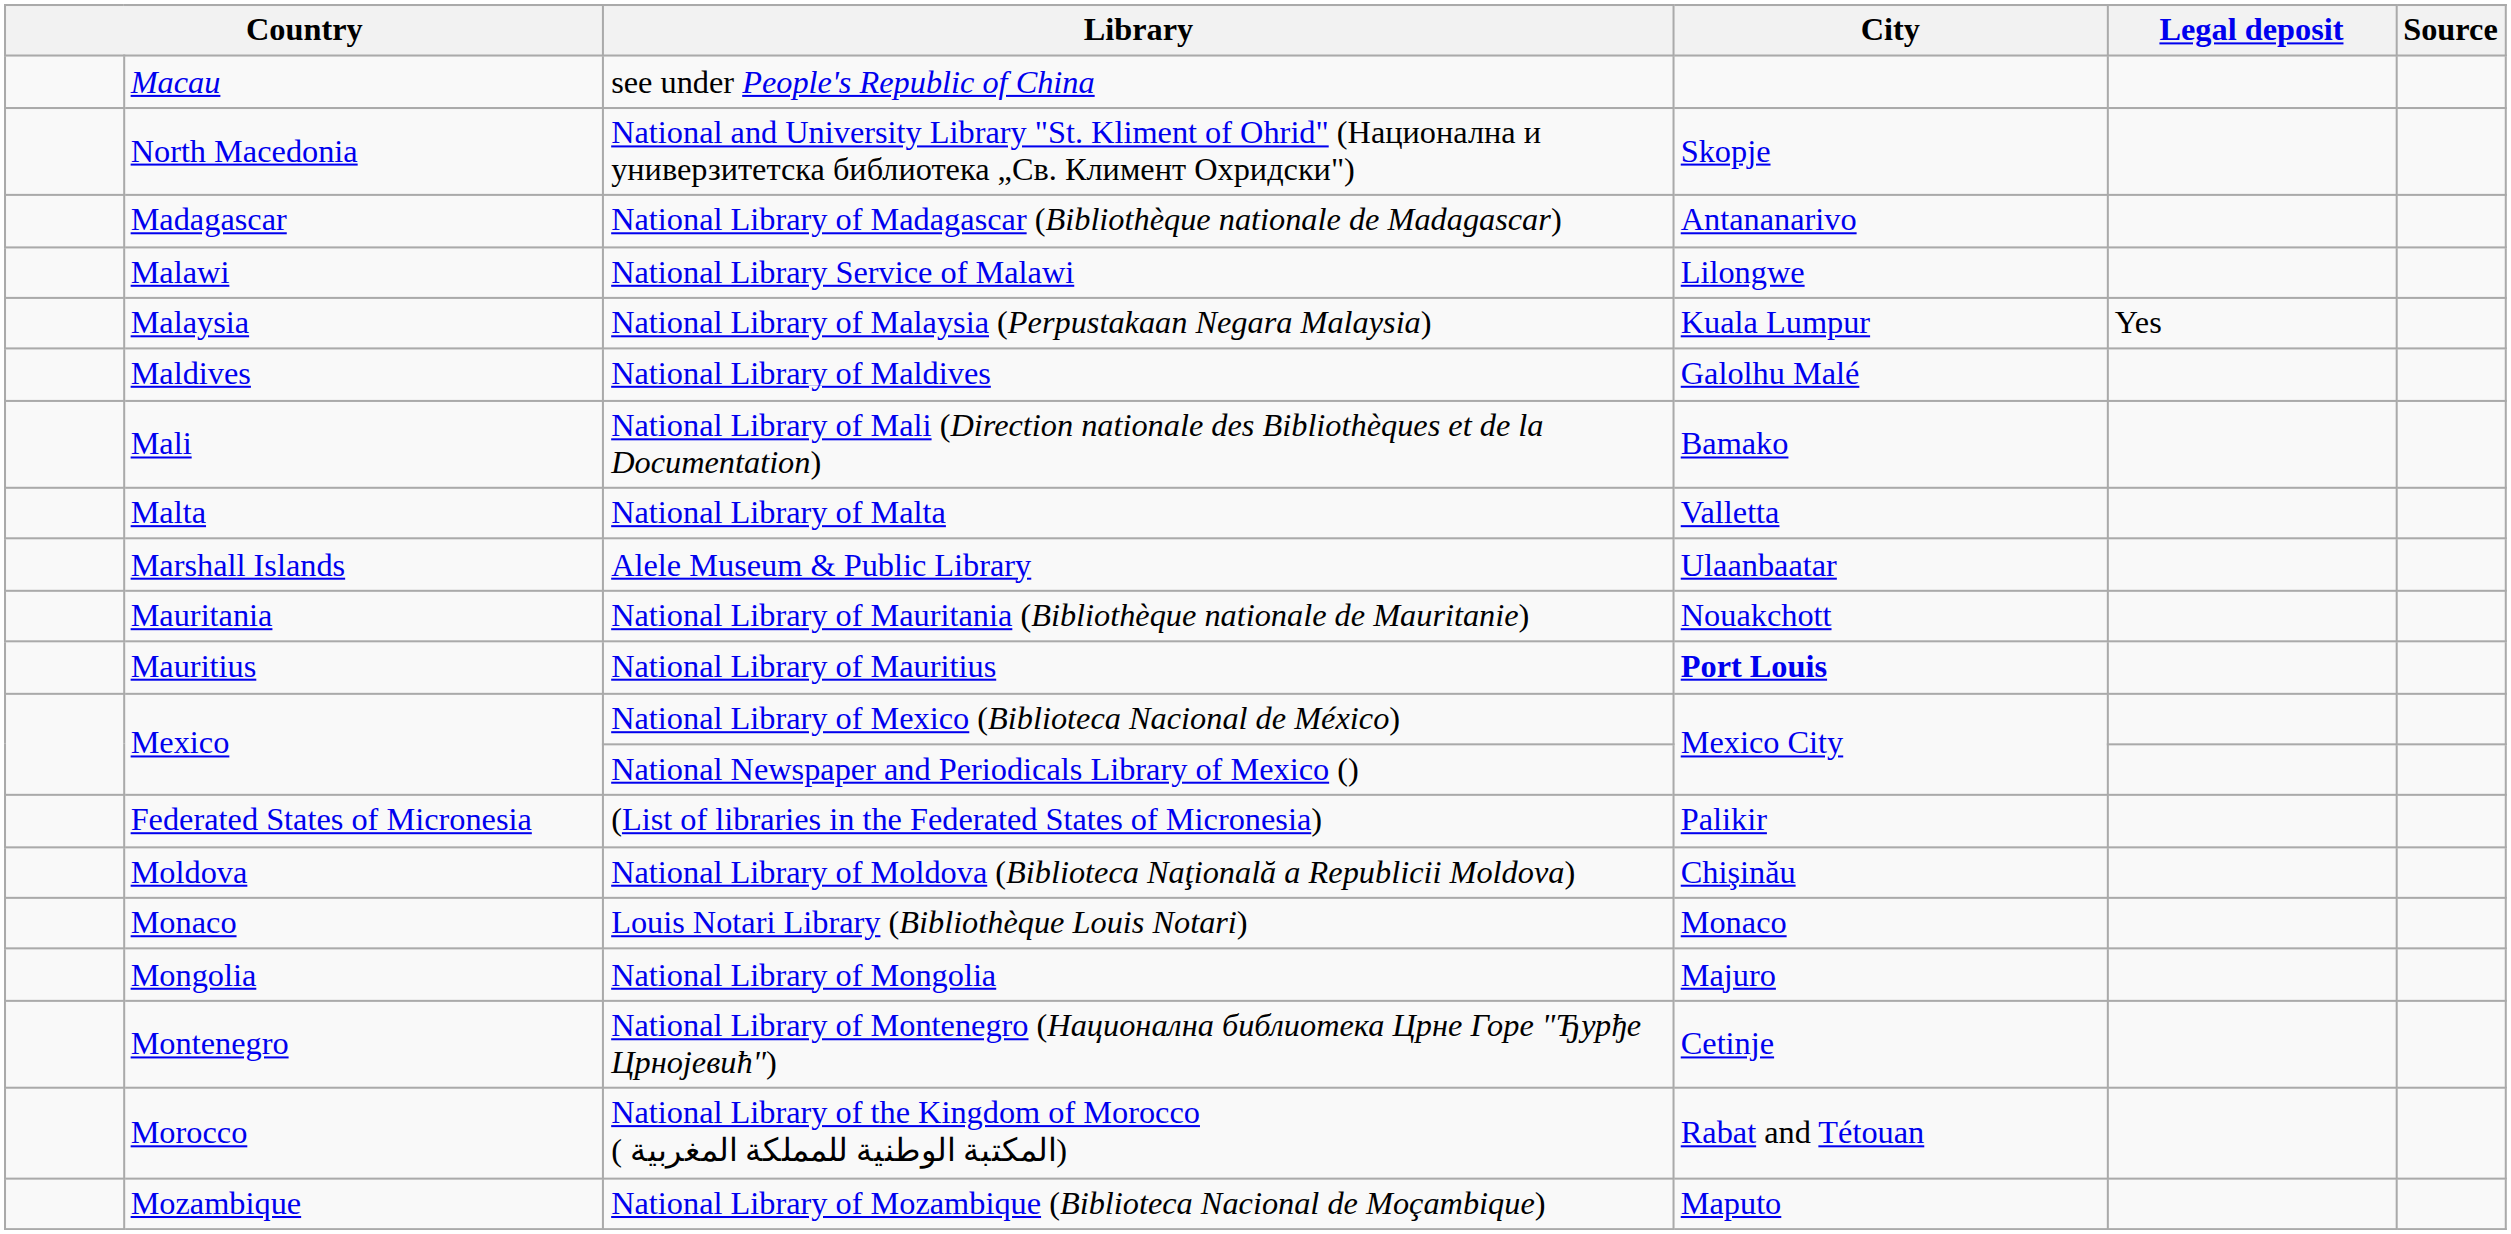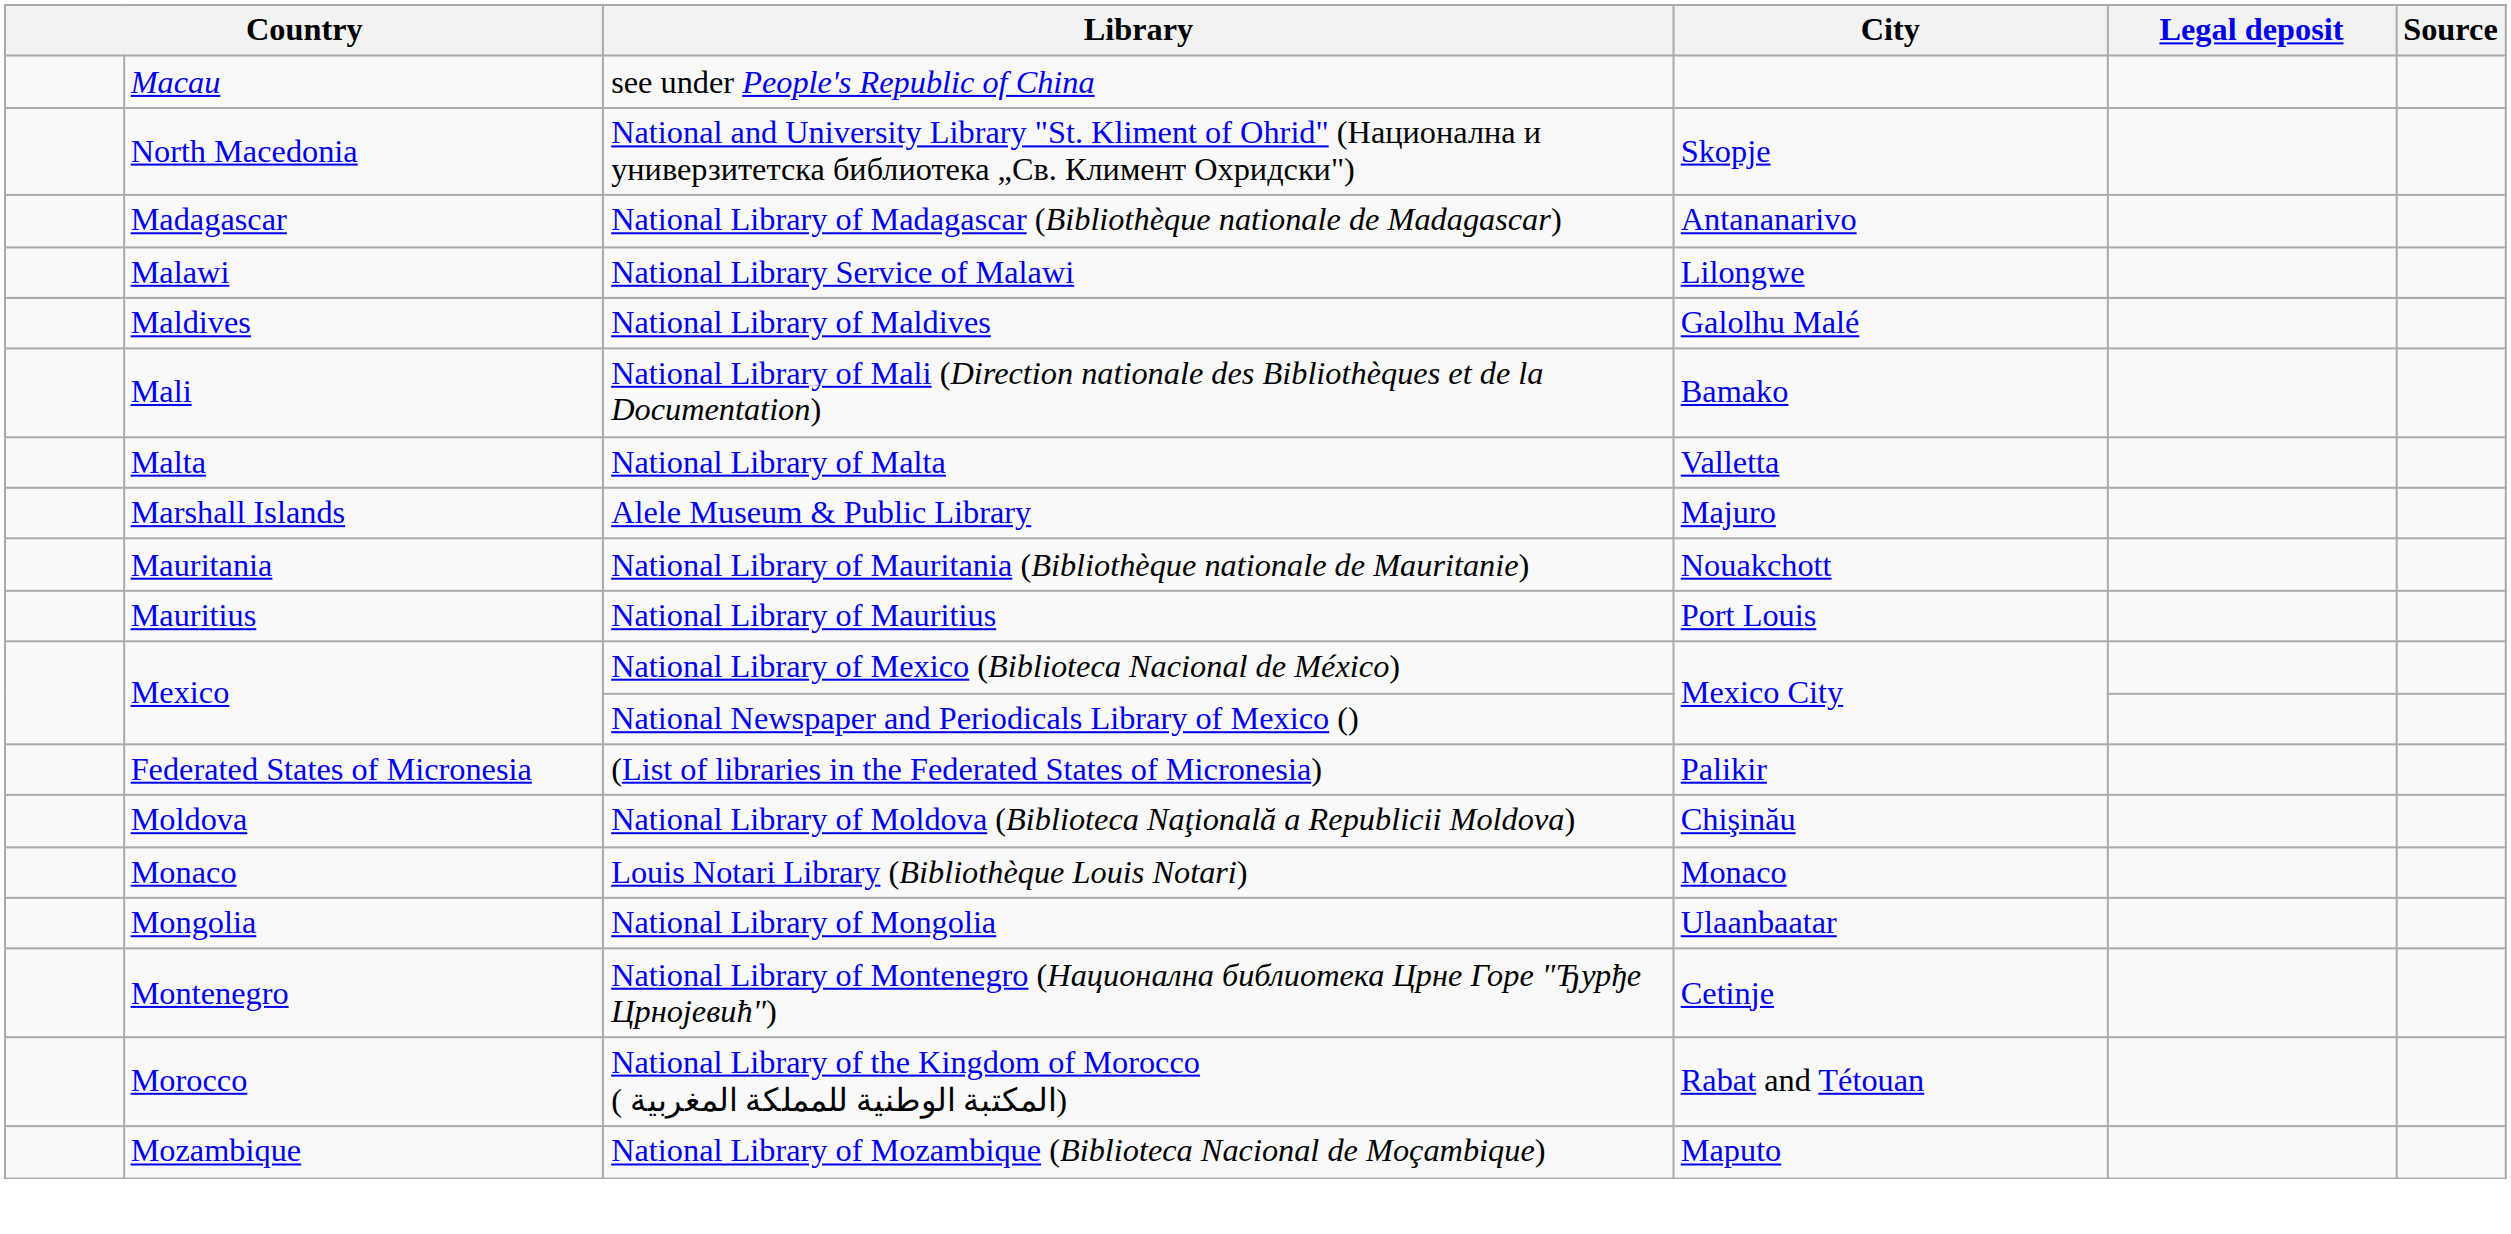- row: (1021, 322)
(1759, 564) Ulaanbaatar -> (1728, 512) Majuro
(1754, 666) bold -> (1749, 615) normal
(1728, 974) Majuro -> (1759, 922) Ulaanbaatar
